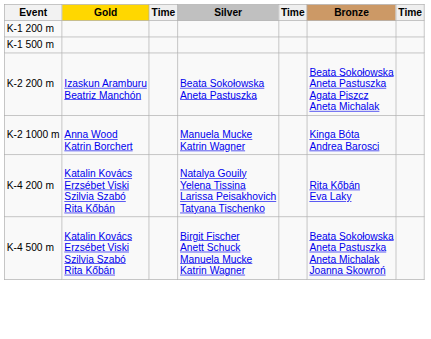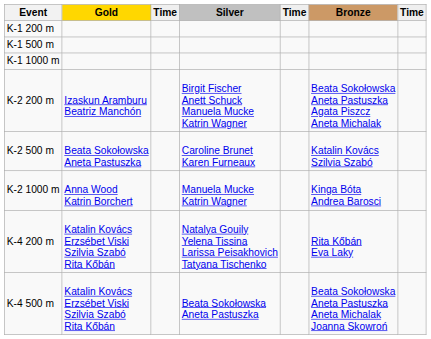+ row: (33, 61)
(222, 90) Beata Sokołowska Aneta Pastuszka -> (218, 106) Birgit Fischer Anett Schuck Manuela Mucke Katrin Wagner
+ row: (30, 151)
(216, 254) Birgit Fischer Anett Schuck Manuela Mucke Katrin Wagner -> (224, 309) Beata Sokołowska Aneta Pastuszka
